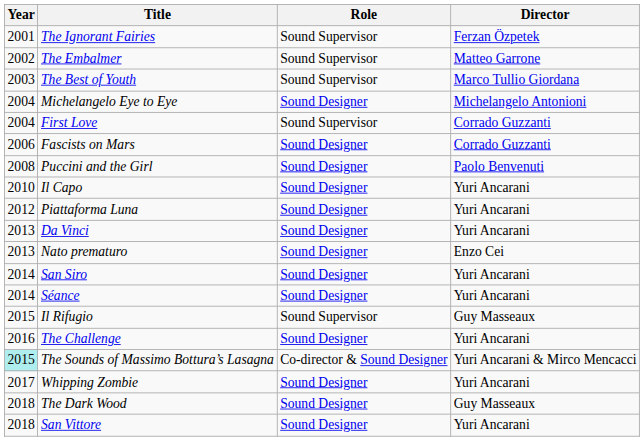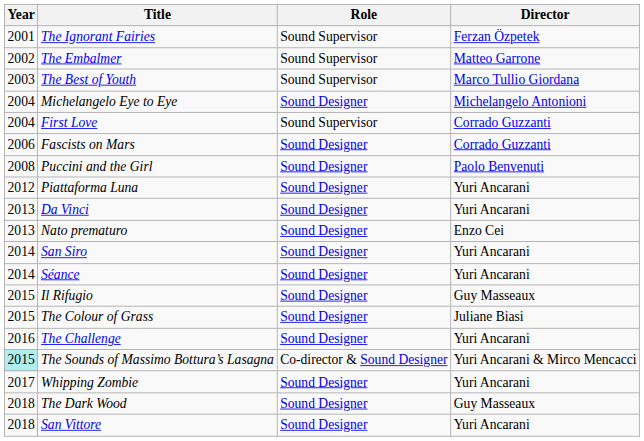- row: (62, 187)
(329, 317) Sound Supervisor -> (324, 295) Sound Designer
+ row: (97, 317)
